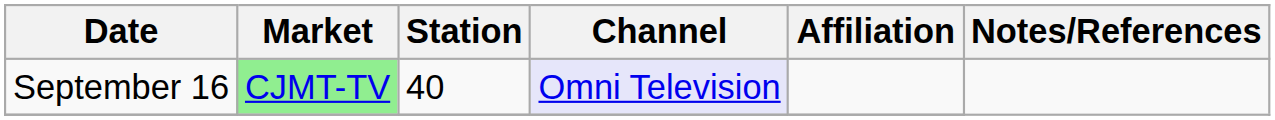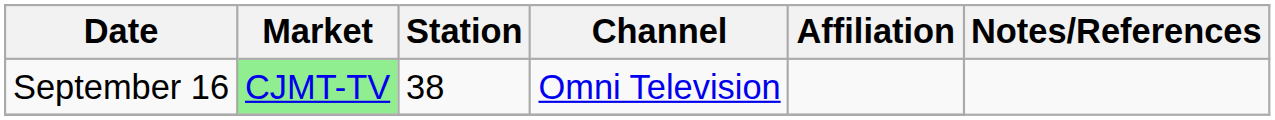(425, 86) 40 -> (425, 86) 38
(660, 86) lavender background -> (660, 86) no background
